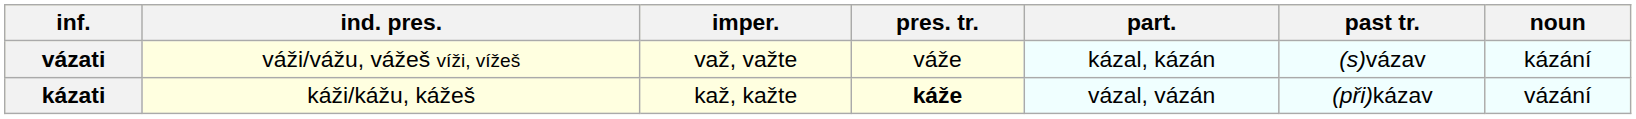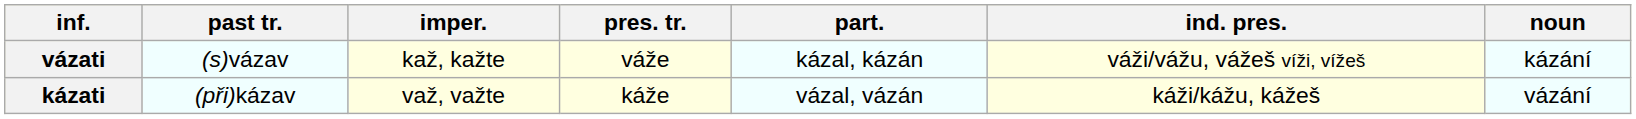columns swapped: (391, 22) <-> (1382, 22)
(746, 58) važ, važte -> (453, 58) kaž, kažte
(746, 95) kaž, kažte -> (453, 95) važ, važte
(937, 95) bold -> (645, 95) normal
